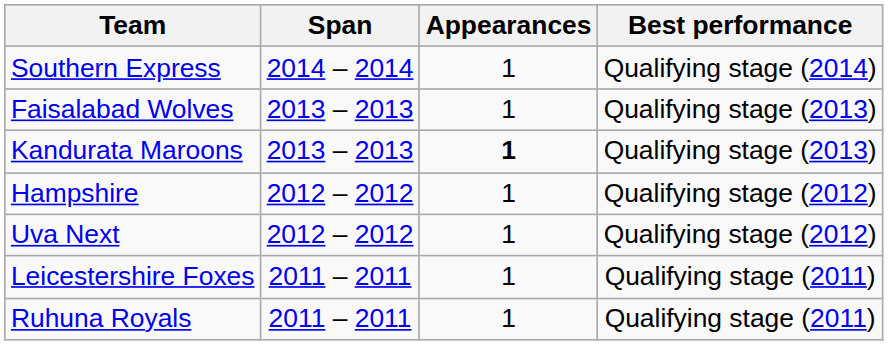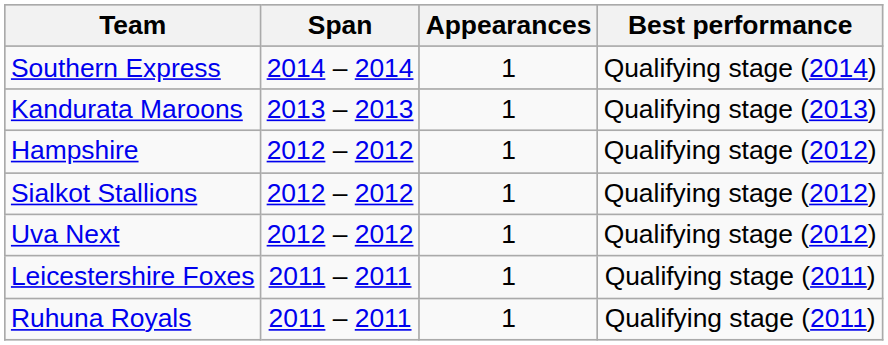- row: (122, 109)
(509, 151) bold -> (509, 109) normal
+ row: (104, 192)
